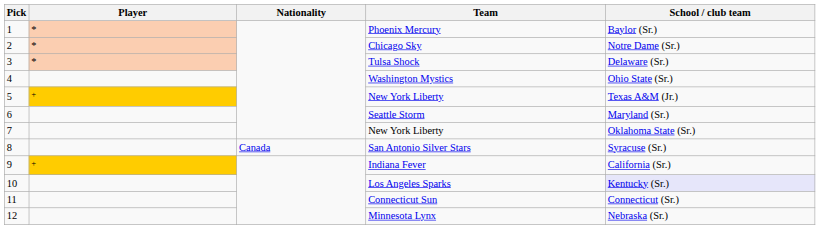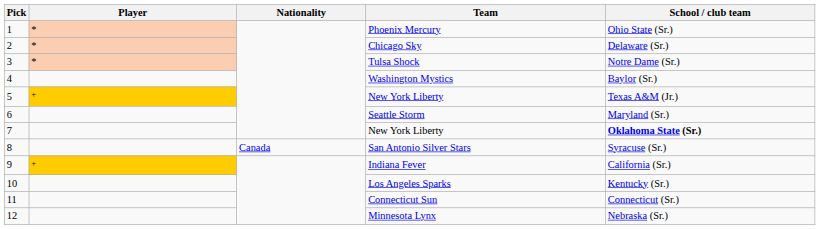(632, 29) Baylor (Sr.) -> (640, 29) Ohio State (Sr.)
(644, 45) Notre Dame (Sr.) -> (638, 45) Delaware (Sr.)
(638, 62) Delaware (Sr.) -> (644, 62) Notre Dame (Sr.)
(640, 78) Ohio State (Sr.) -> (632, 78) Baylor (Sr.)
(652, 131) normal -> (655, 131) bold
(638, 183) lavender background -> (638, 183) no background
